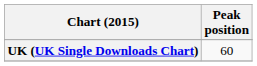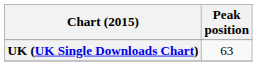(227, 50) 60 -> (227, 50) 63
